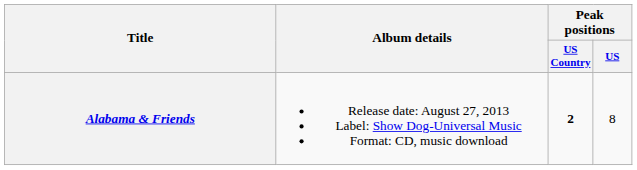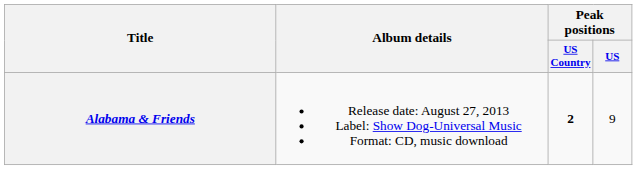(612, 118) 8 -> (612, 118) 9
